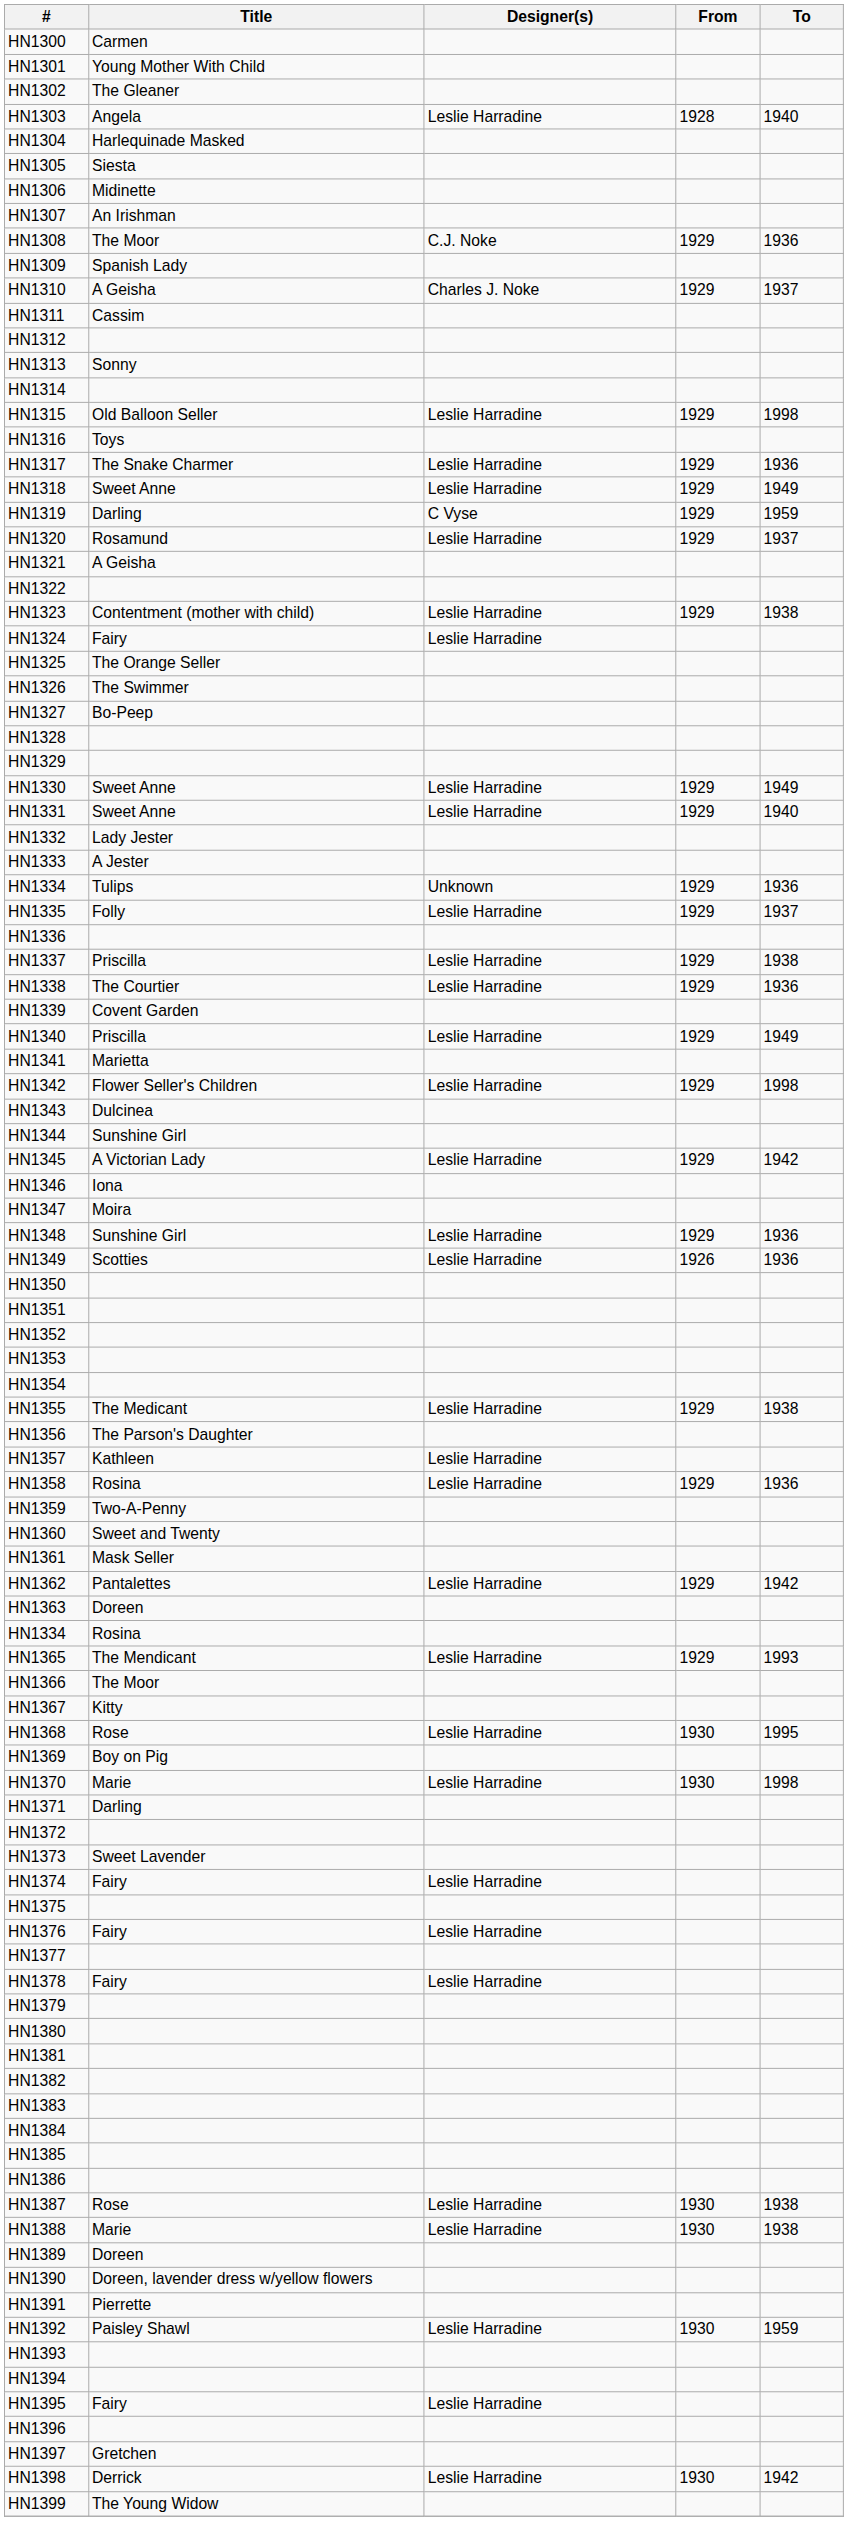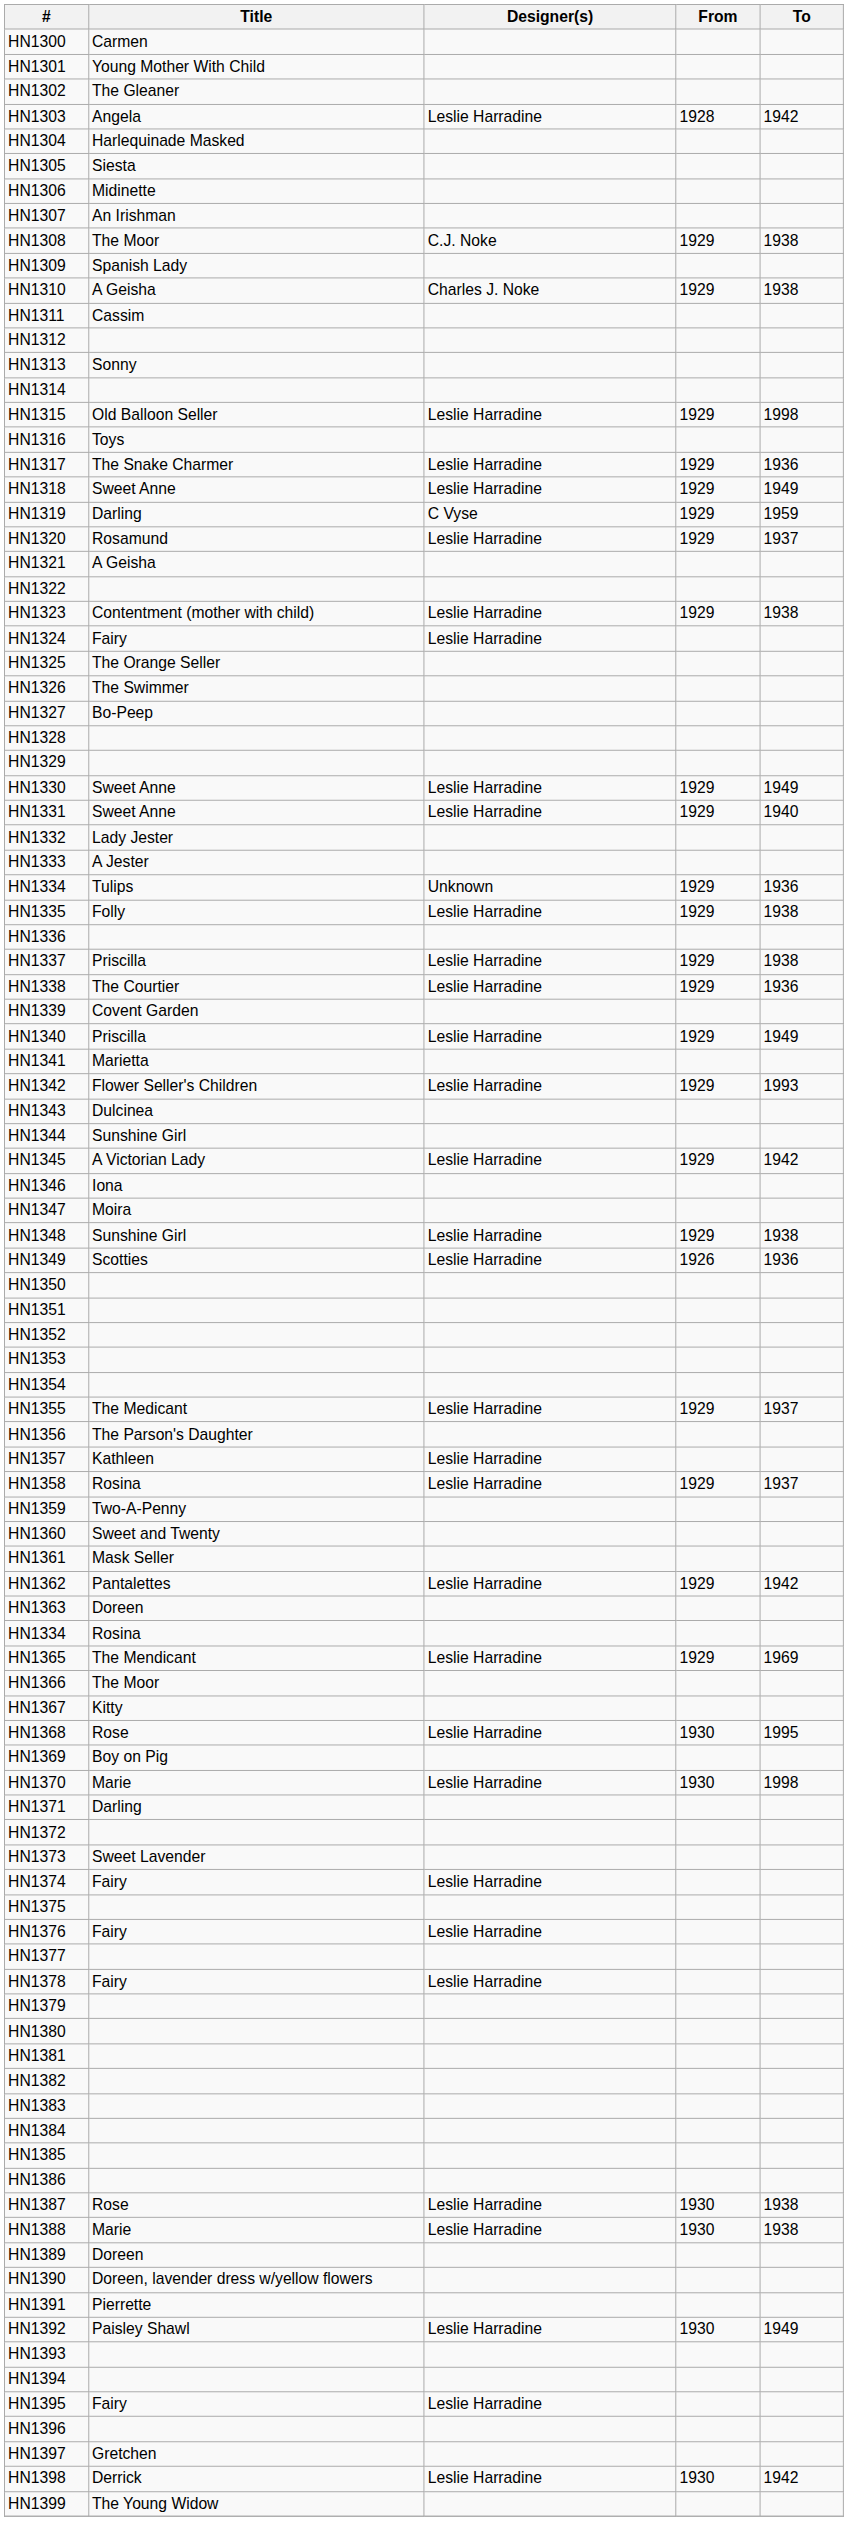(781, 116) 1940 -> (781, 116) 1942
(781, 240) 1936 -> (781, 240) 1938
(781, 290) 1937 -> (781, 290) 1938
(781, 912) 1937 -> (781, 912) 1938
(781, 1086) 1998 -> (781, 1086) 1993
(781, 1235) 1936 -> (781, 1235) 1938
(781, 1409) 1938 -> (781, 1409) 1937
(781, 1484) 1936 -> (781, 1484) 1937
(781, 1658) 1993 -> (781, 1658) 1969
(781, 2329) 1959 -> (781, 2329) 1949
